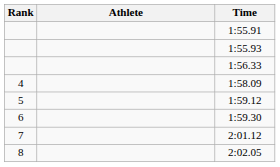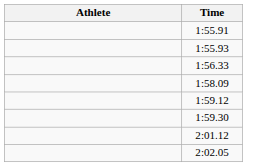- column: (21, 13)
